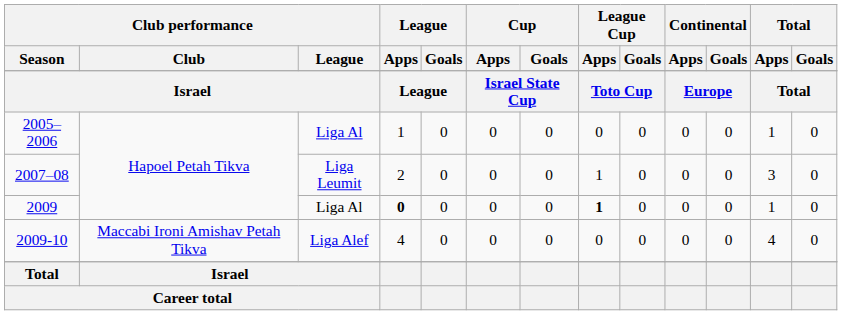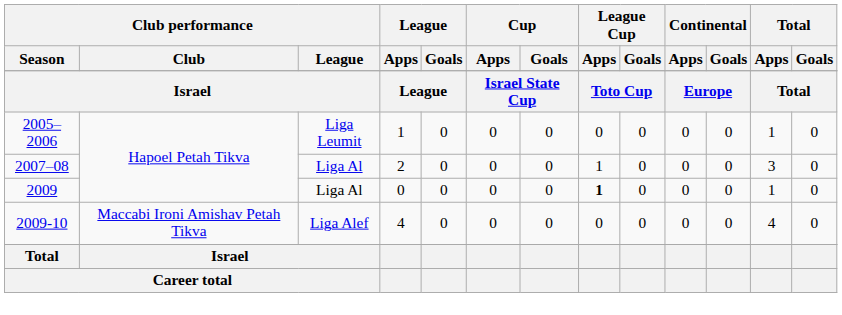(339, 132) Liga Al -> (339, 132) Liga Leumit
(339, 174) Liga Leumit -> (339, 165) Liga Al
(401, 207) bold -> (401, 190) normal
